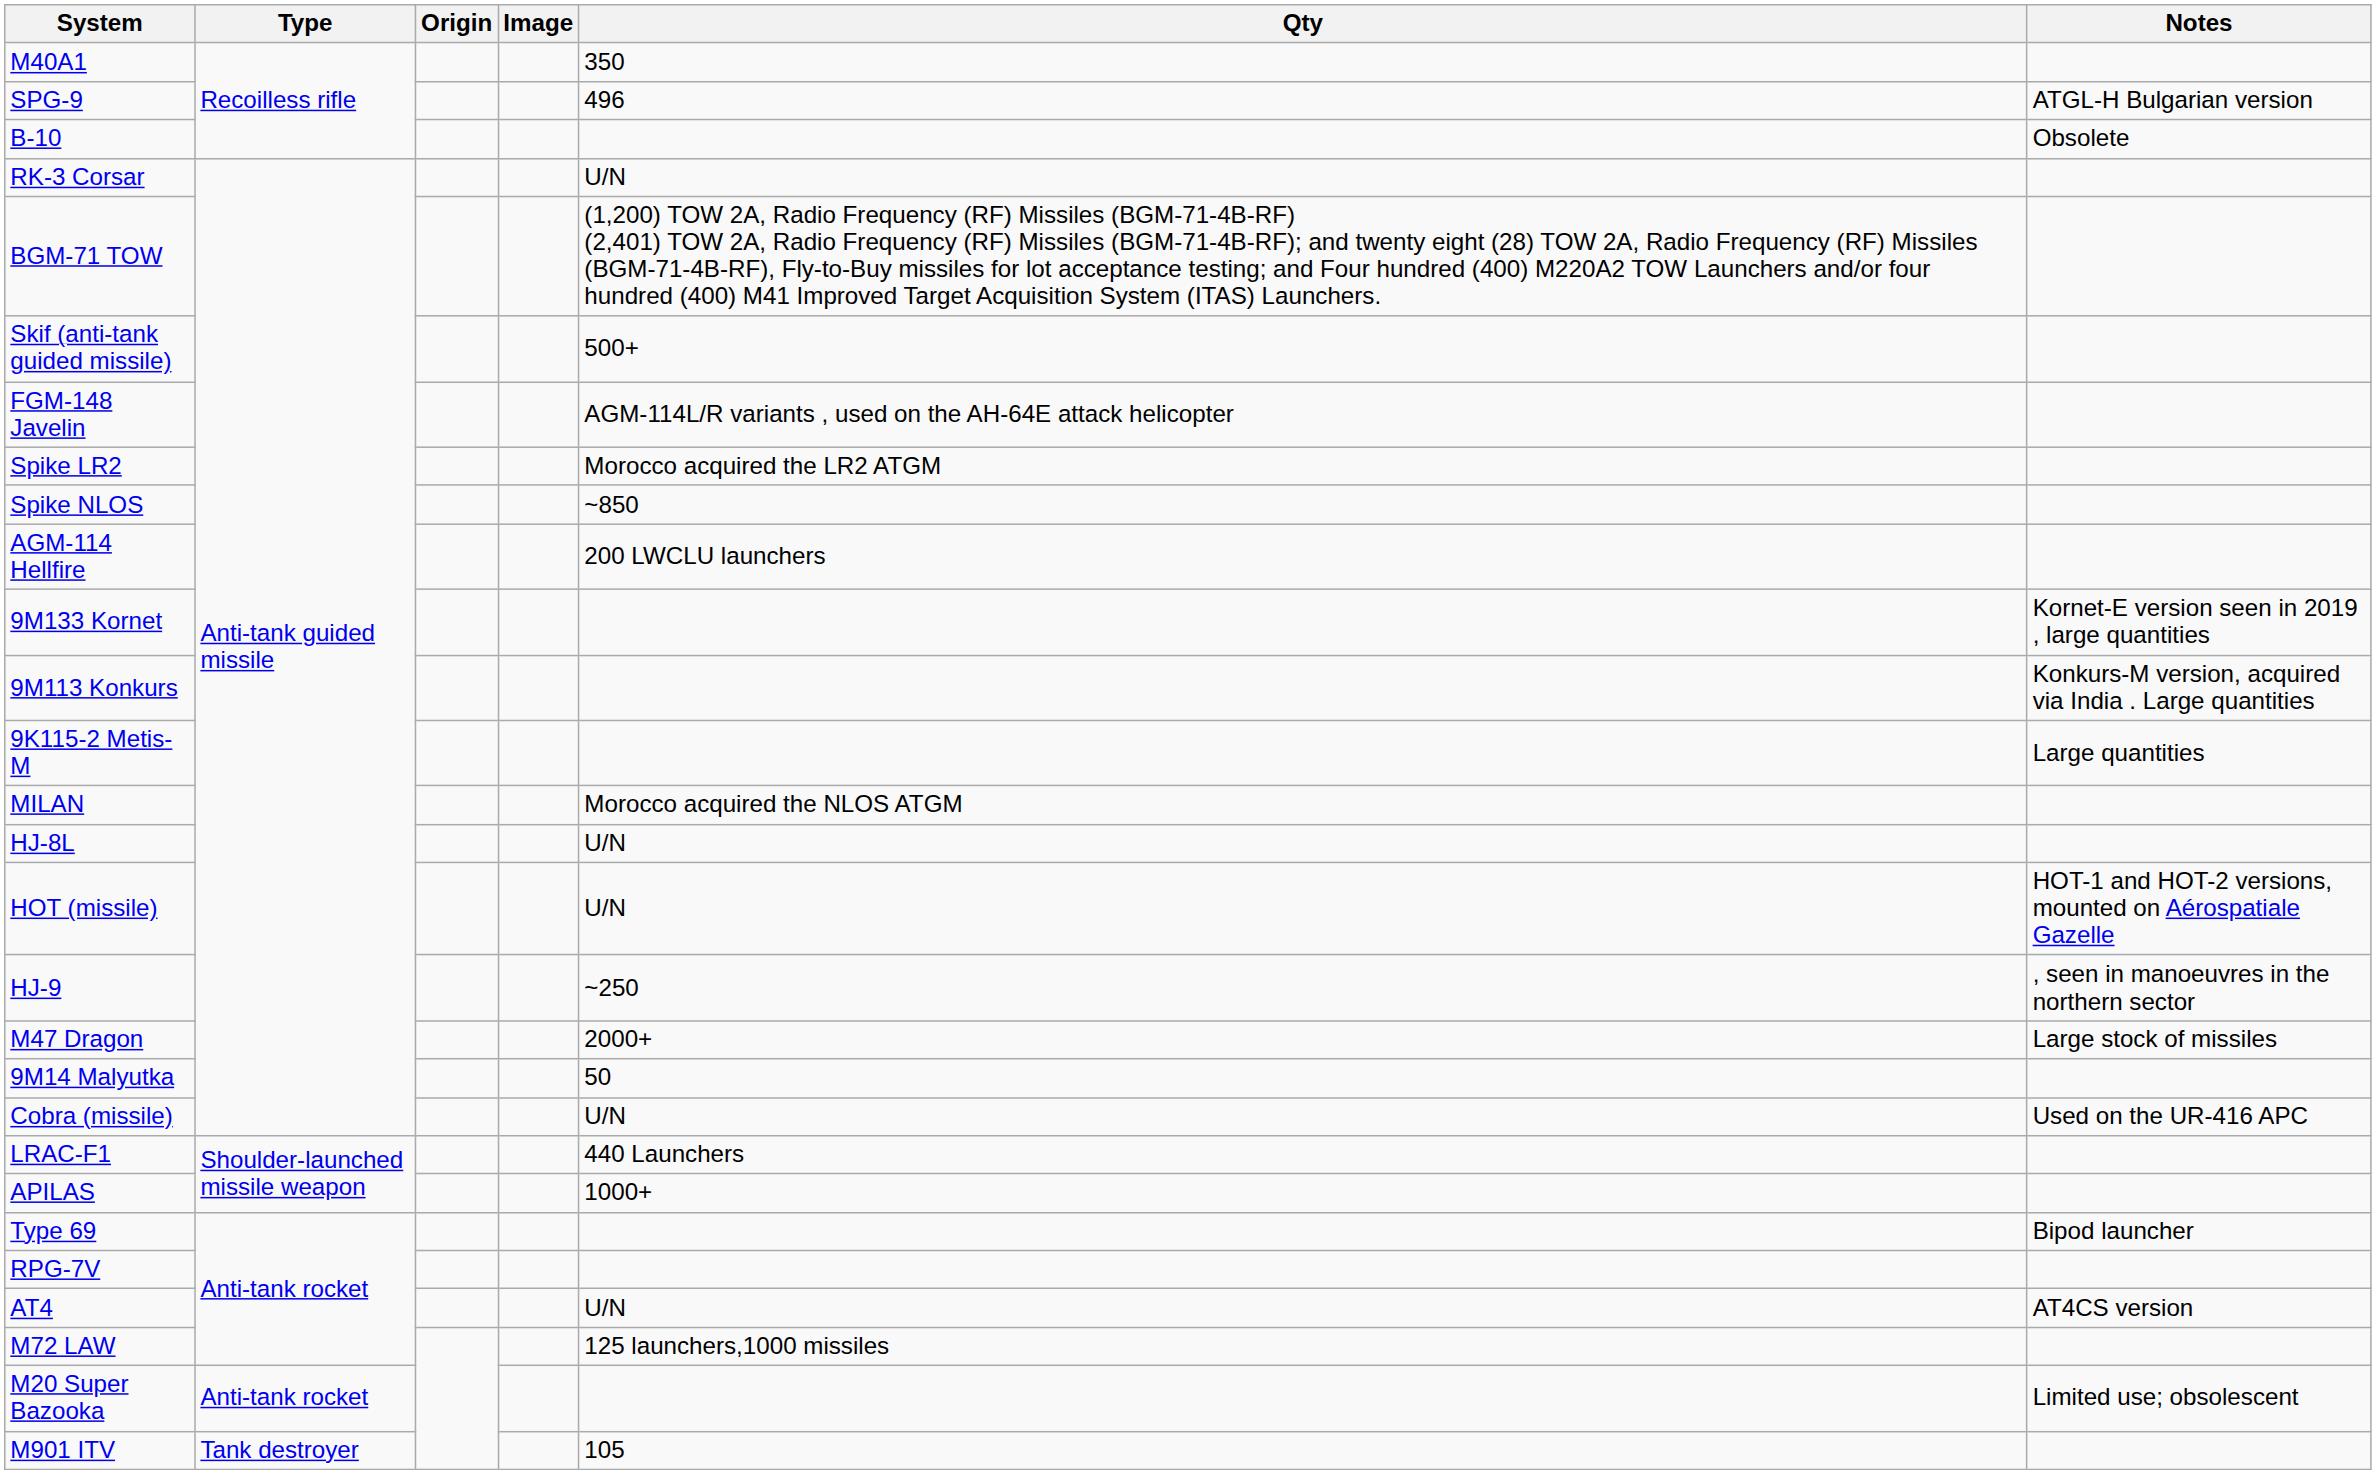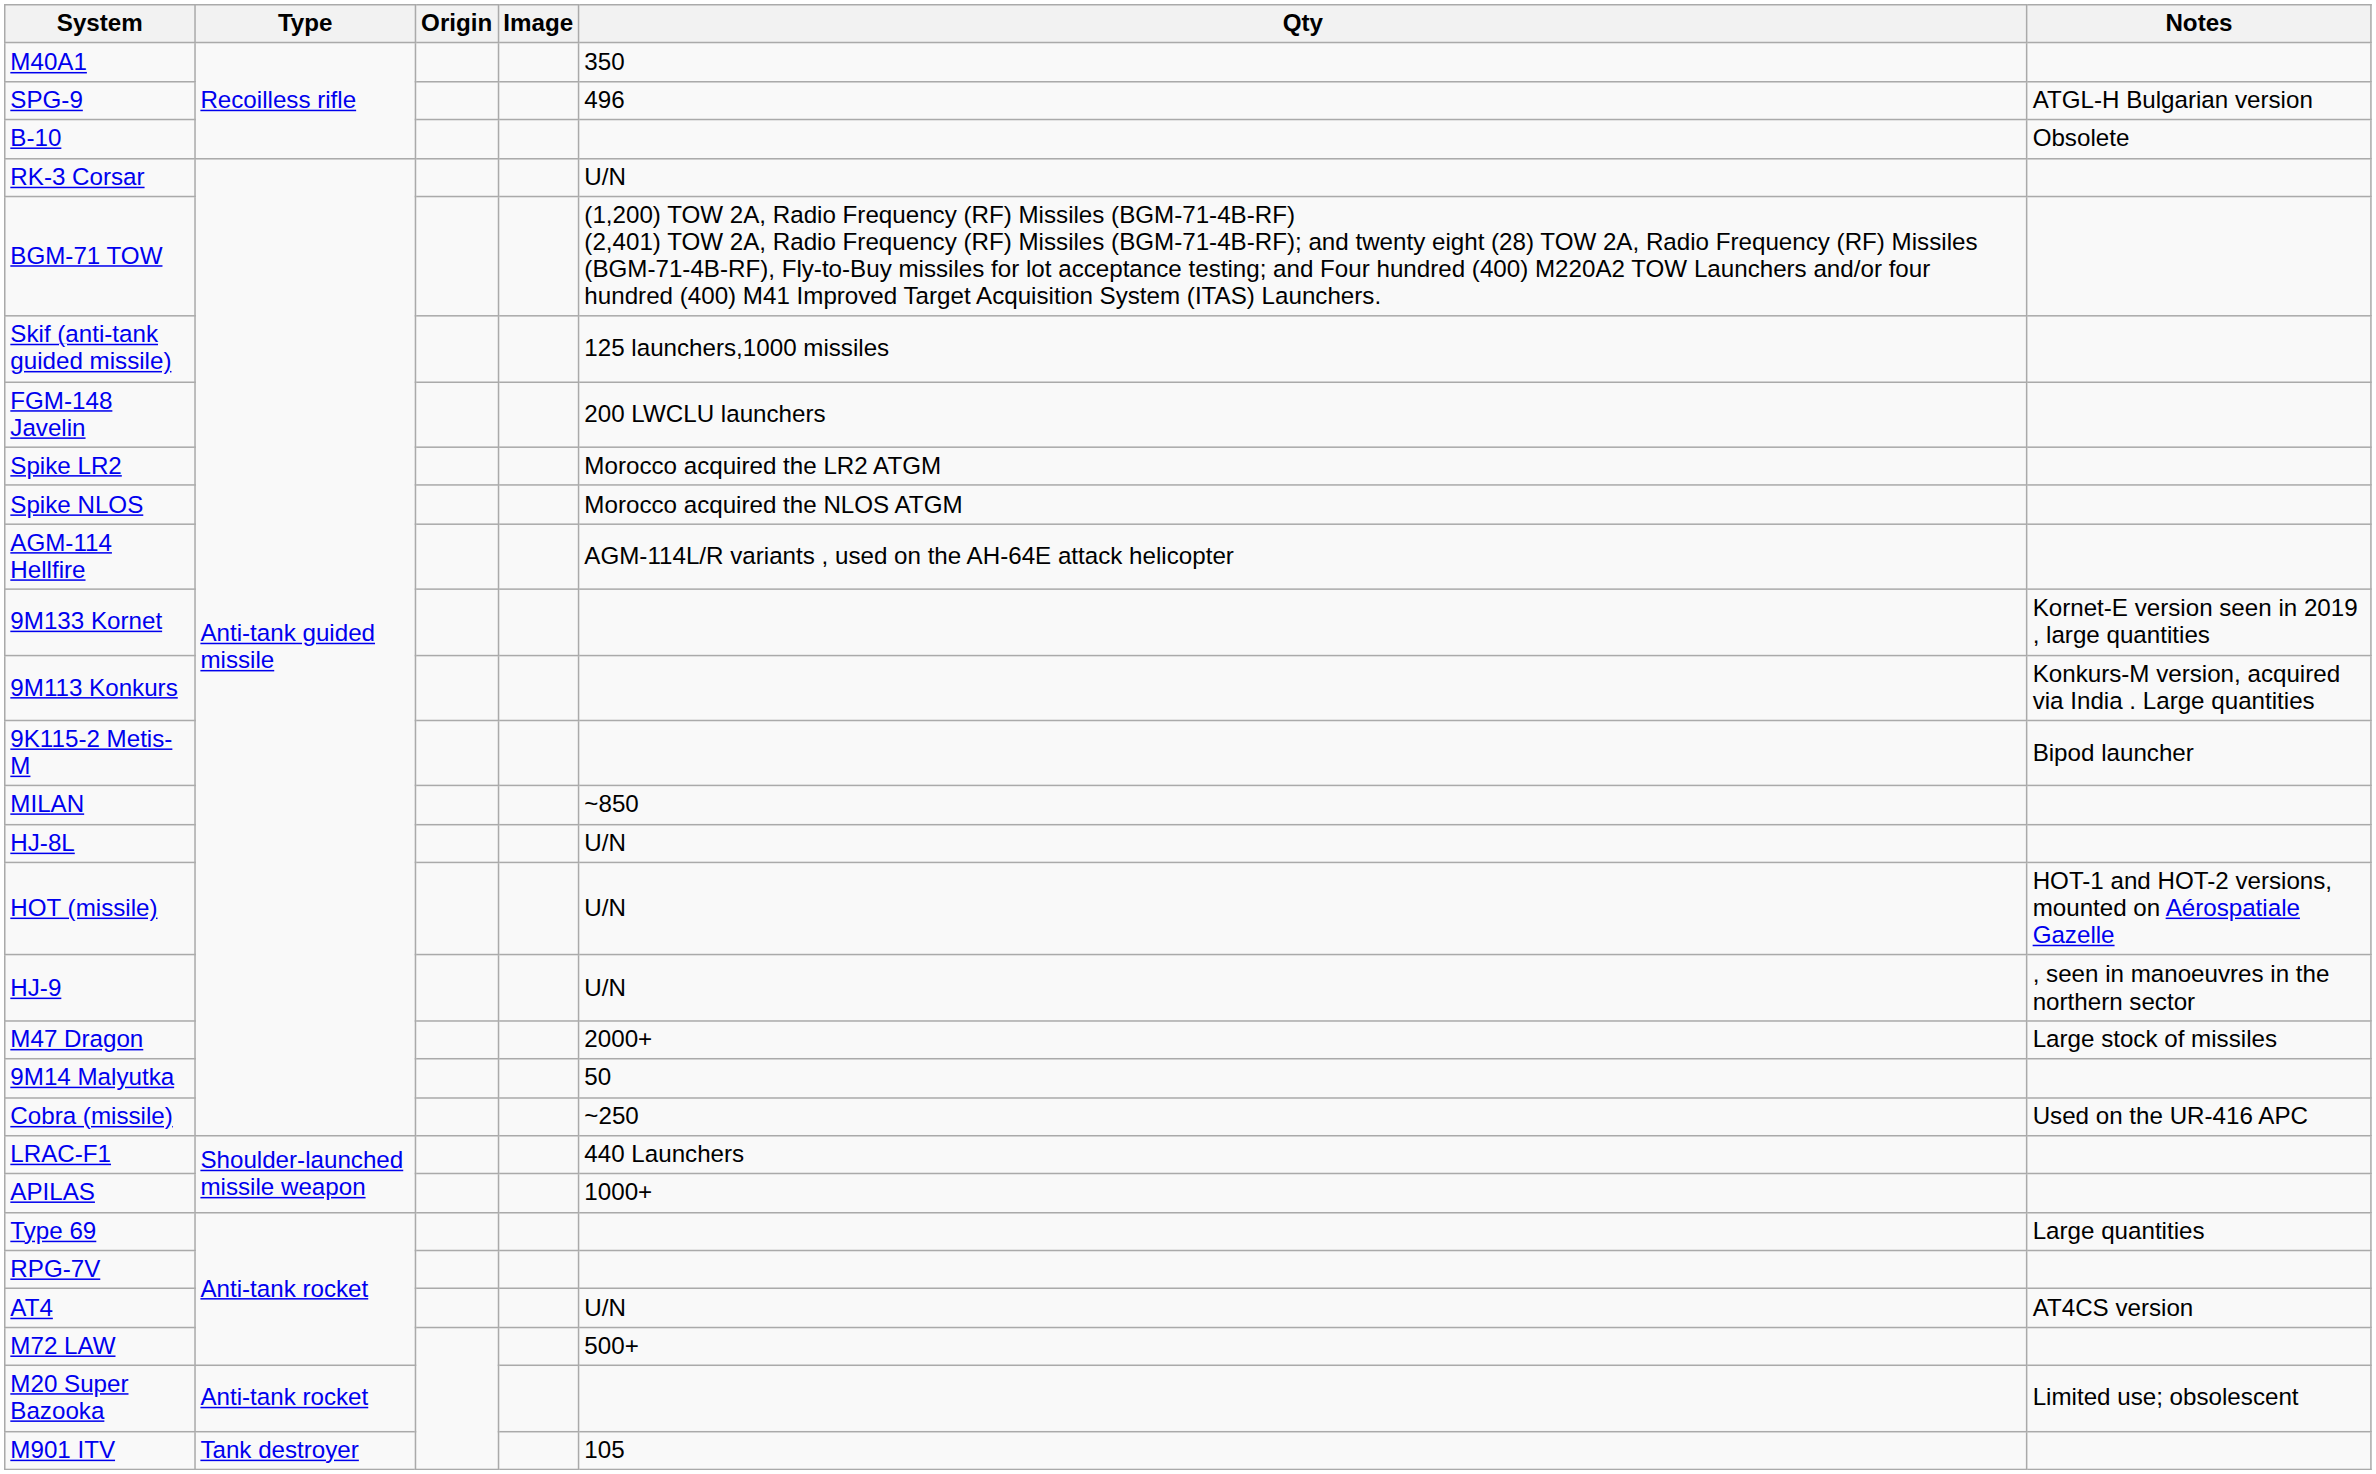(612, 348) 500+ -> (737, 348) 125 launchers,1000 missiles
(909, 414) AGM-114L/R variants , used on the AH-64E attack helicopter -> (705, 414) 200 LWCLU launchers
(612, 504) ~850 -> (773, 504) Morocco acquired the NLOS ATGM
(705, 556) 200 LWCLU launchers -> (909, 556) AGM-114L/R variants , used on the AH-64E attack helicopter
(2119, 752) Large quantities -> (2113, 752) Bipod launcher
(773, 804) Morocco acquired the NLOS ATGM -> (612, 804) ~850
(612, 987) ~250 -> (605, 987) U/N
(605, 1116) U/N -> (612, 1116) ~250
(2113, 1231) Bipod launcher -> (2119, 1231) Large quantities
(737, 1346) 125 launchers,1000 missiles -> (612, 1346) 500+
